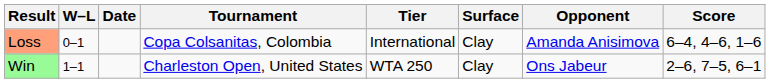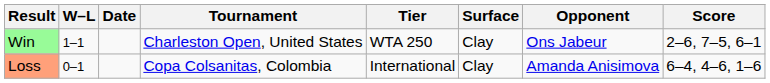rows swapped: (24, 41) <-> (21, 66)
